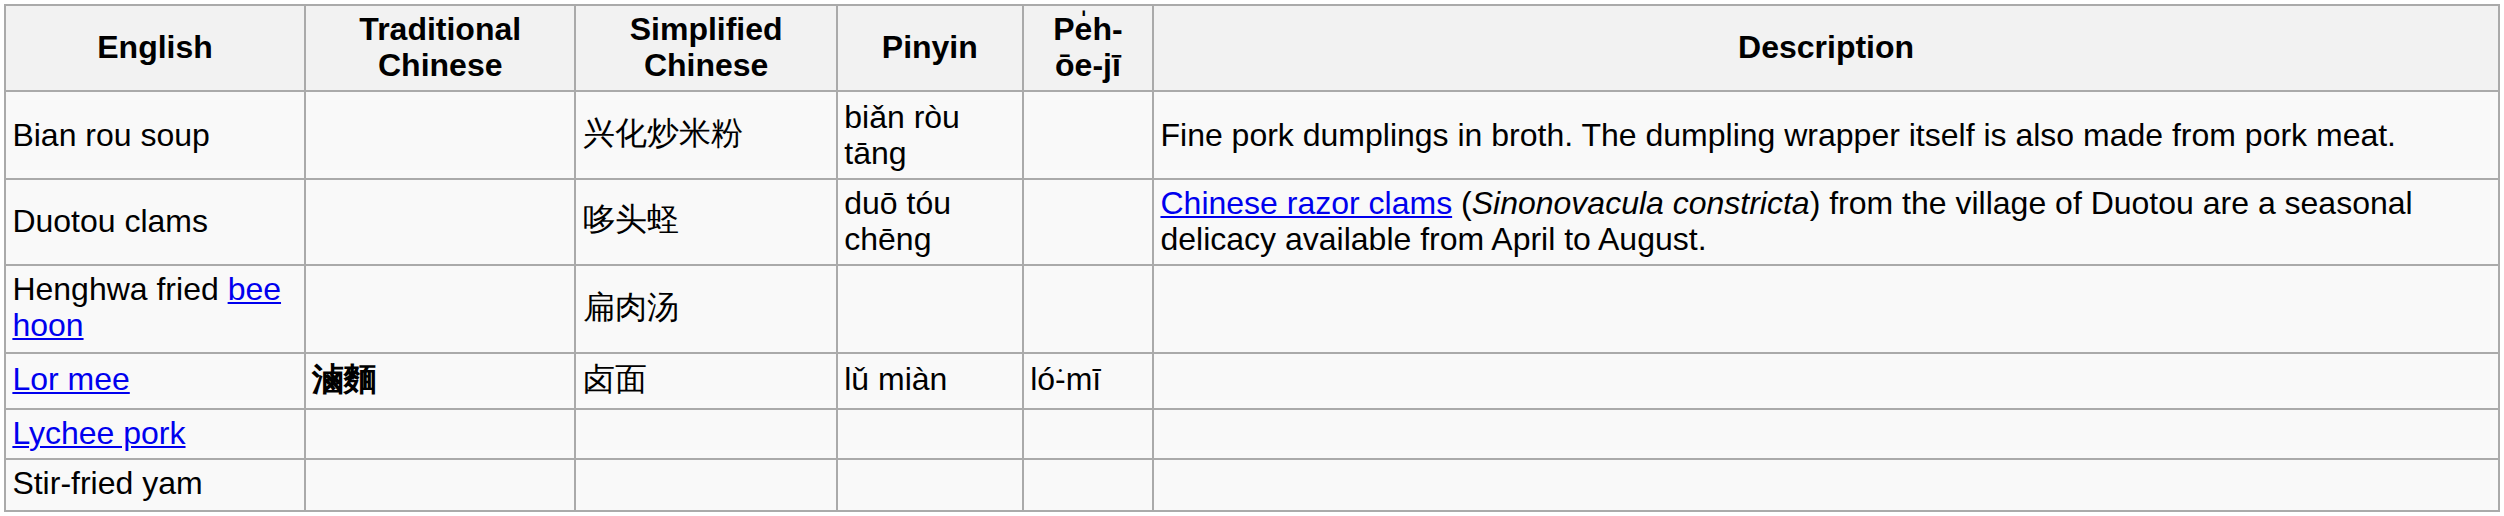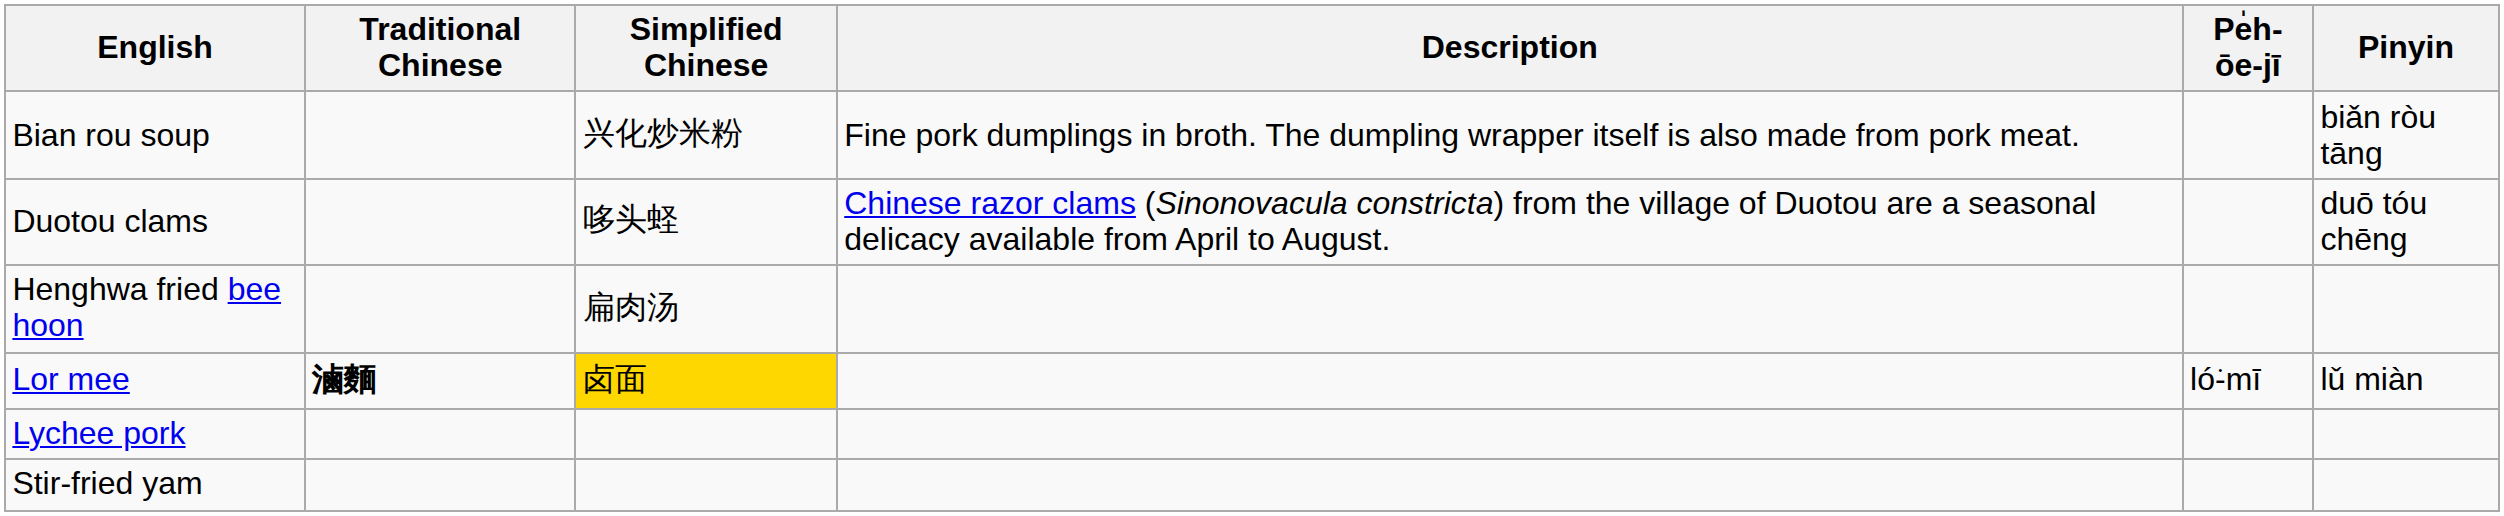columns swapped: (930, 47) <-> (1826, 47)
(615, 378) no background -> (615, 378) gold background
